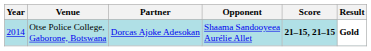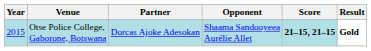(16, 33) 2014 -> (16, 33) 2015
